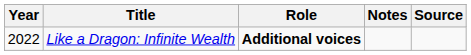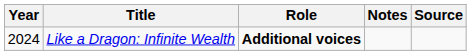(24, 38) 2022 -> (24, 38) 2024
